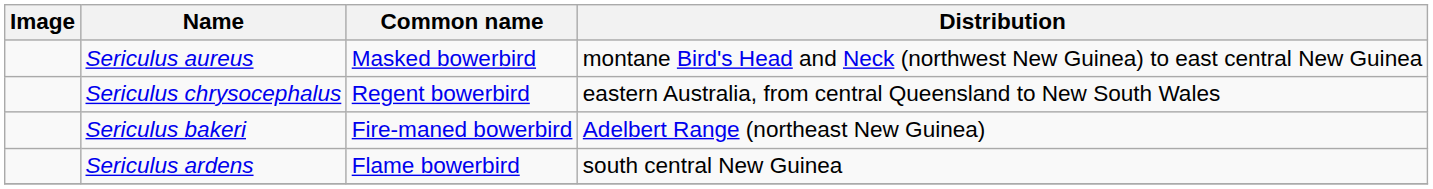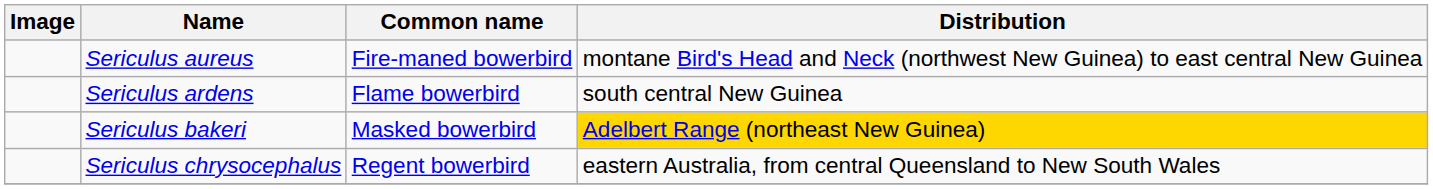(444, 58) Masked bowerbird -> (462, 58) Fire-maned bowerbird
rows swapped: (170, 165) <-> (213, 93)
(462, 129) Fire-maned bowerbird -> (444, 129) Masked bowerbird
(784, 129) no background -> (784, 129) gold background
